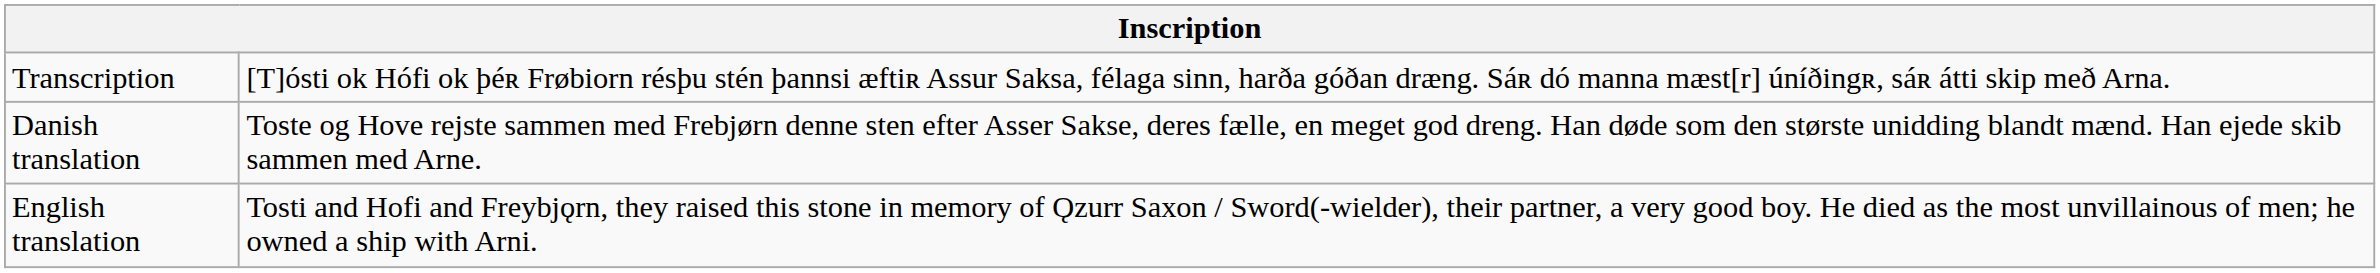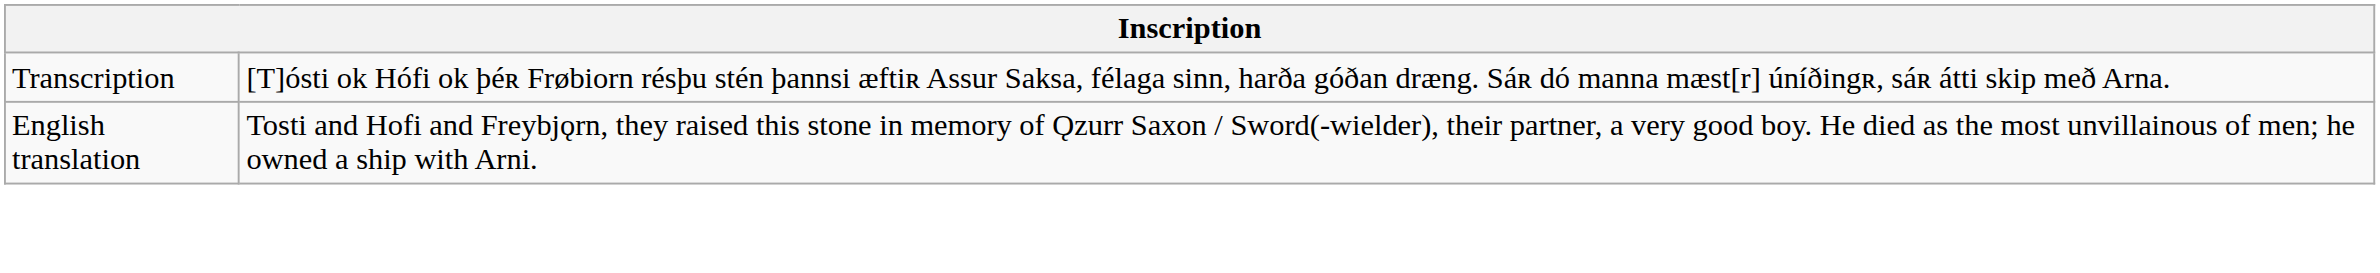- row: (76, 142)
